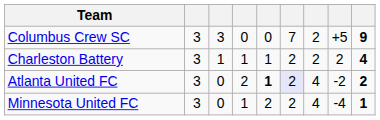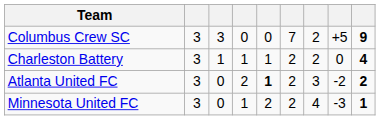(340, 59) 2 -> (340, 59) 0
(292, 81) lavender background -> (292, 81) no background
(316, 81) 4 -> (316, 81) 3
(340, 103) -4 -> (340, 103) -3
